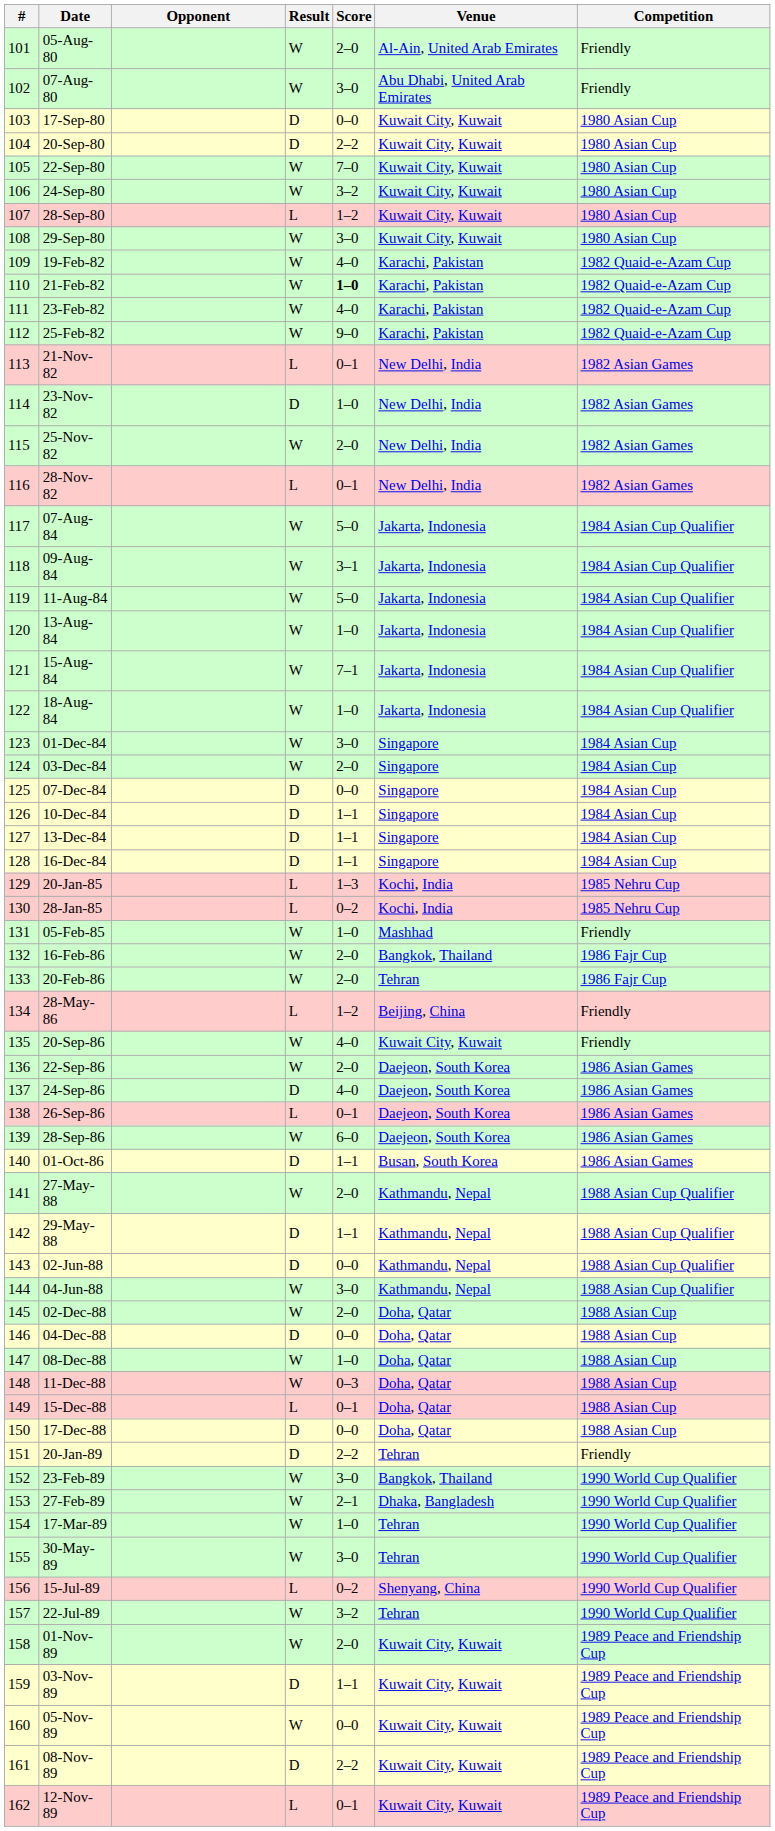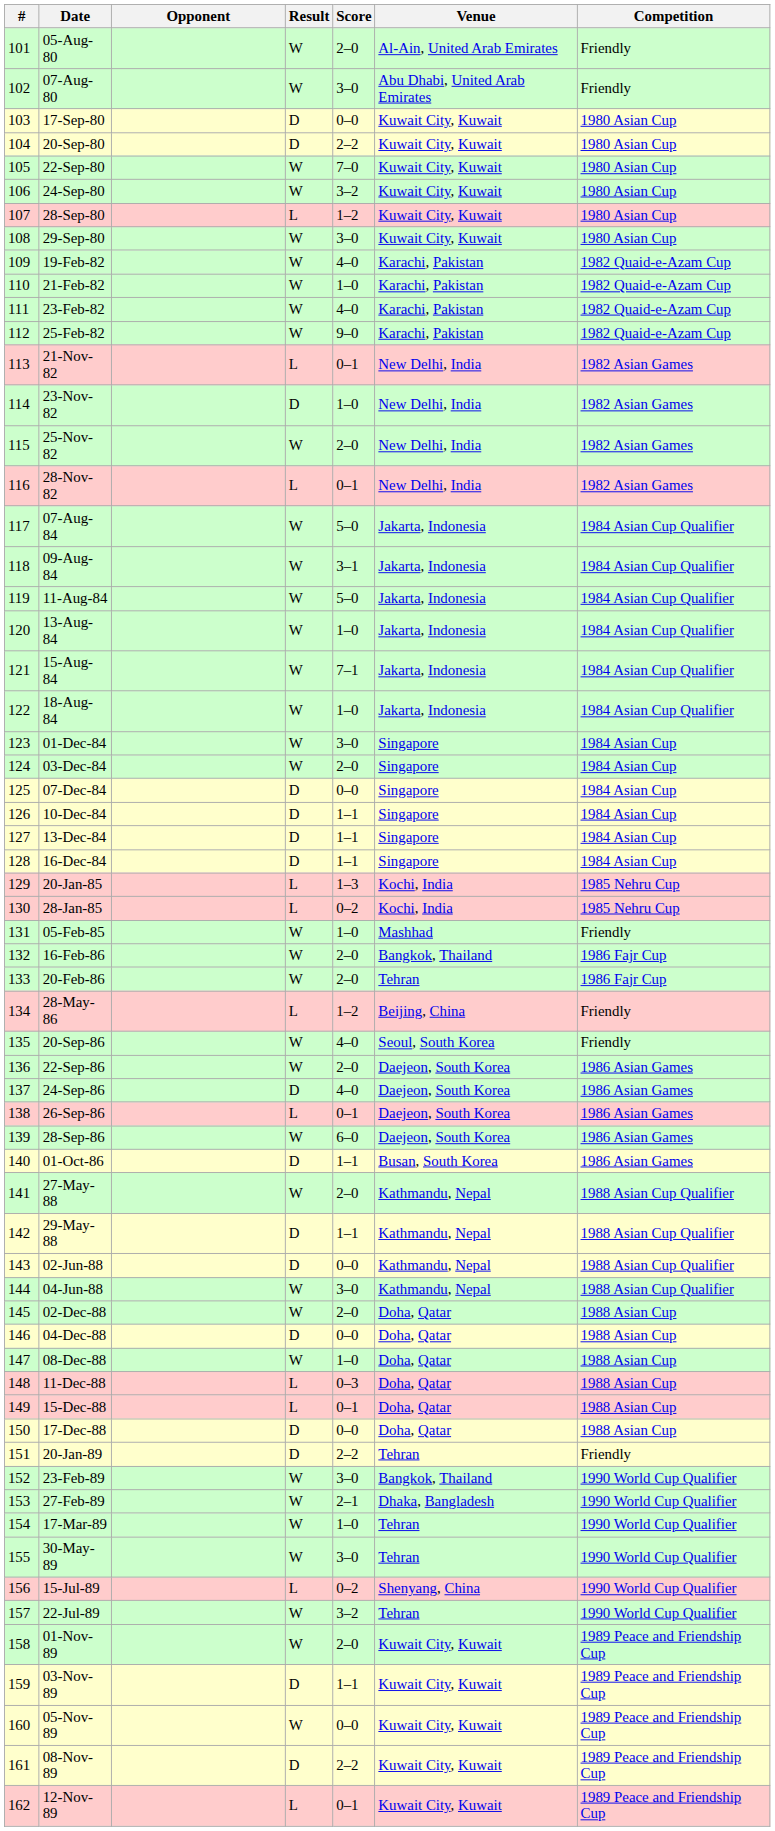(347, 285) bold -> (347, 285) normal
(440, 1043) Kuwait City, Kuwait -> (436, 1043) Seoul, South Korea
(296, 1383) W -> (293, 1383) L
